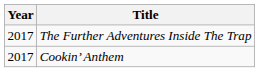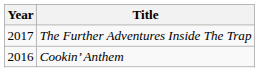(21, 56) 2017 -> (21, 56) 2016
